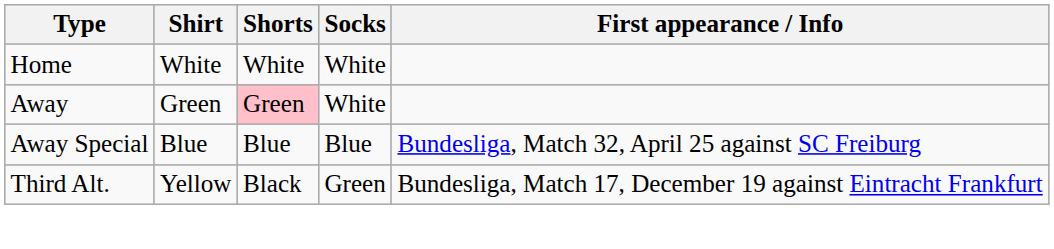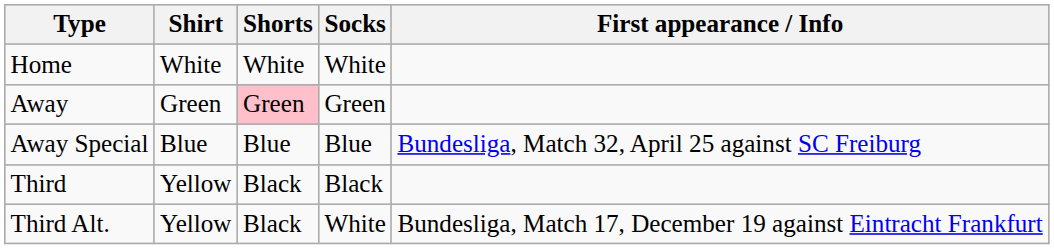(355, 104) White -> (355, 104) Green
+ row: (38, 183)
(355, 183) Green -> (355, 223) White
